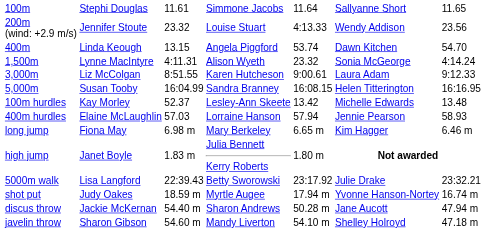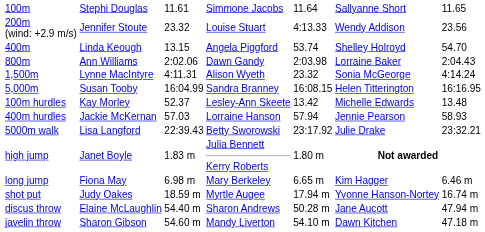(366, 47) Dawn Kitchen -> (370, 47) Shelley Holroyd
+ row: (17, 61)
- row: (22, 75)
(121, 117) Elaine McLaughlin -> (118, 117) Jackie McKernan
rows swapped: (32, 181) <-> (27, 130)
(118, 209) Jackie McKernan -> (121, 209) Elaine McLaughlin
(370, 222) Shelley Holroyd -> (366, 222) Dawn Kitchen
